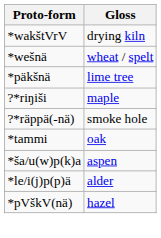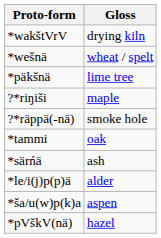+ row: (25, 160)
rows swapped: (44, 160) <-> (39, 181)
